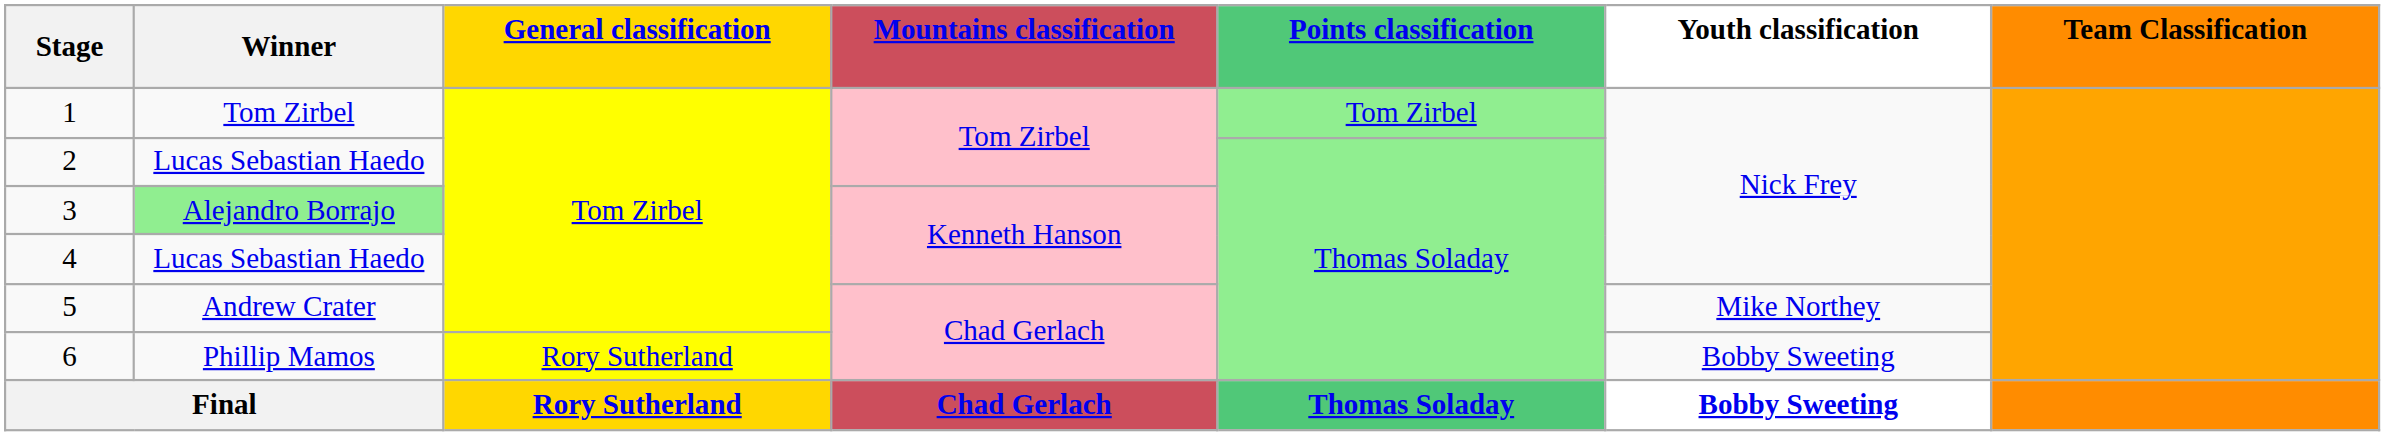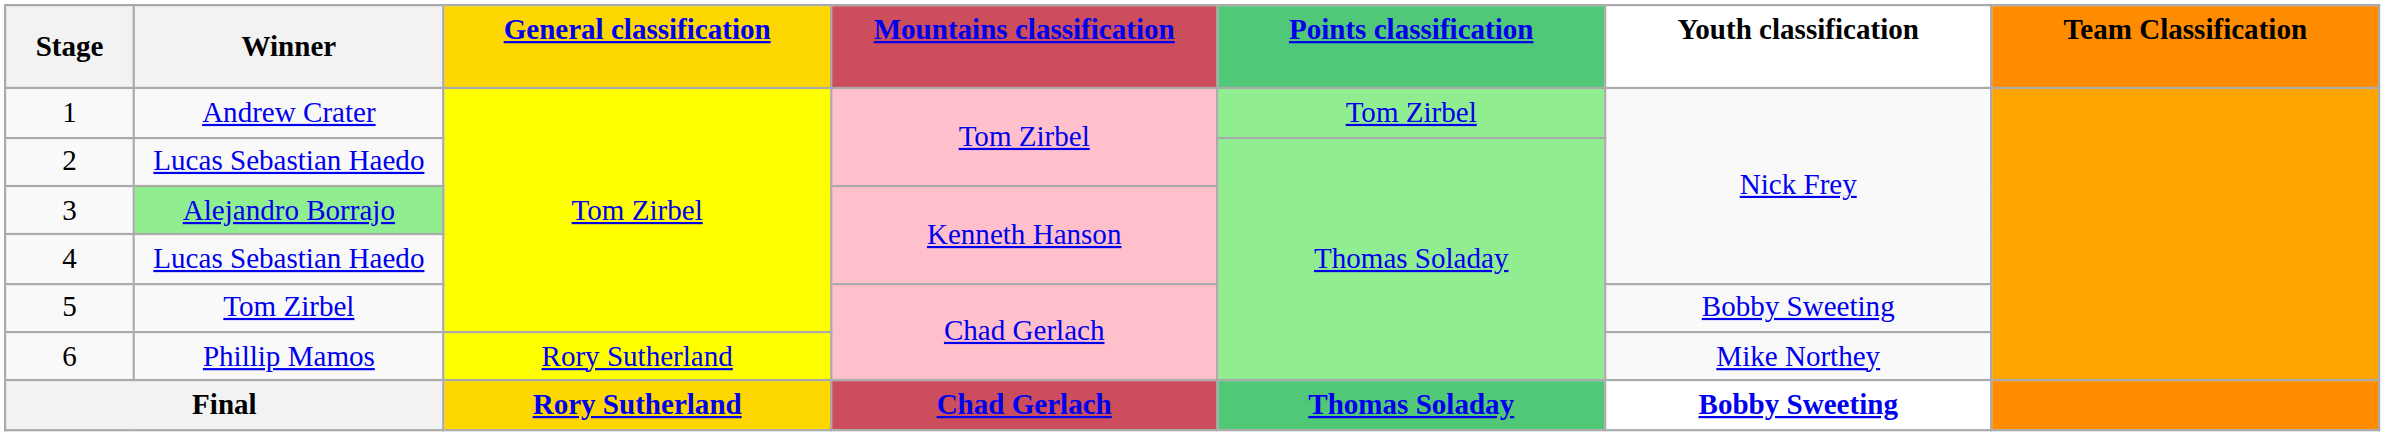(289, 112) Tom Zirbel -> (289, 112) Andrew Crater
(289, 307) Andrew Crater -> (289, 307) Tom Zirbel
(1798, 307) Mike Northey -> (1798, 307) Bobby Sweeting
(1798, 355) Bobby Sweeting -> (1798, 355) Mike Northey
